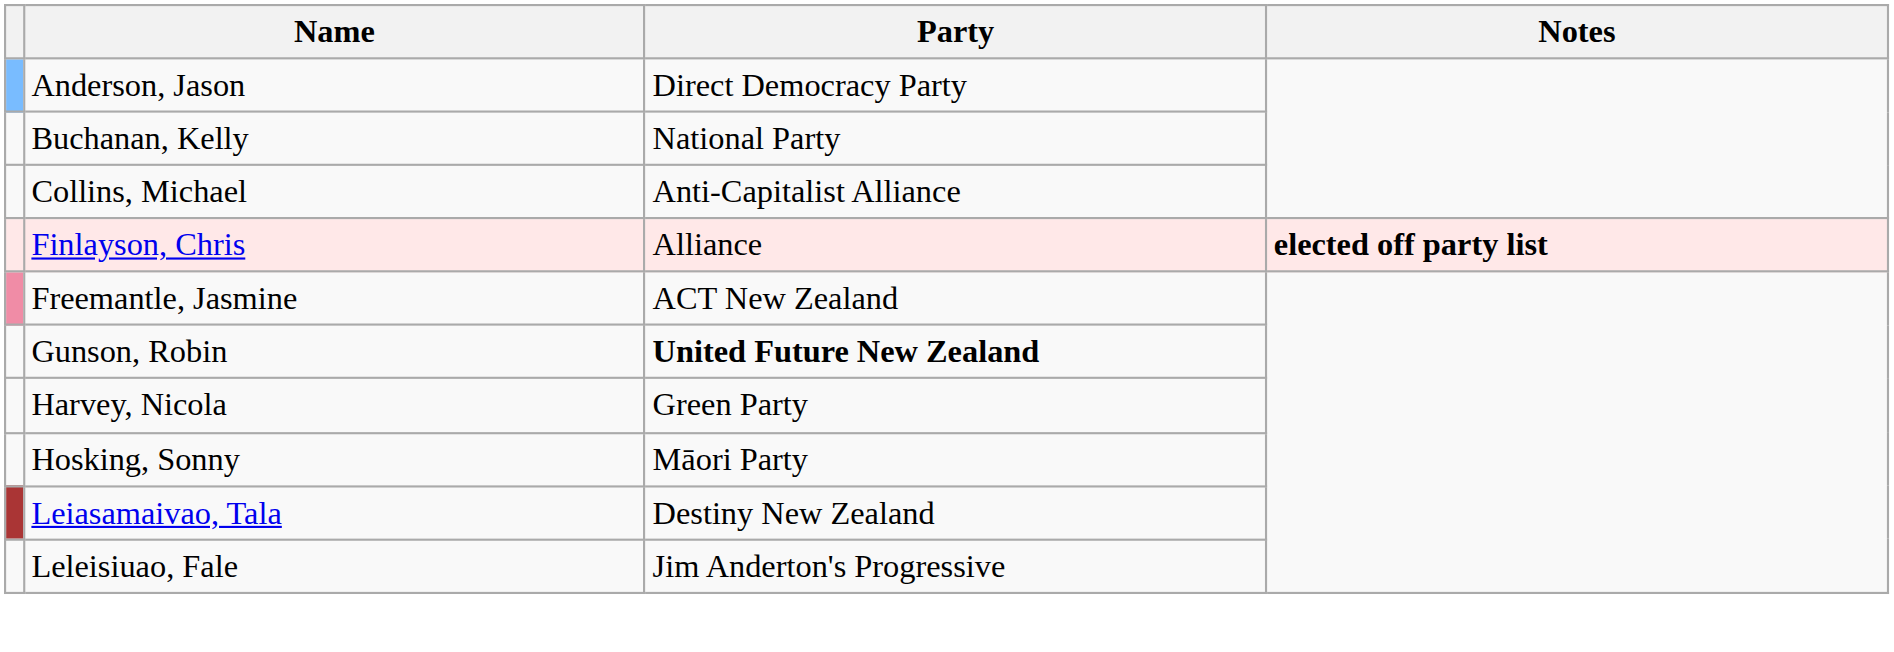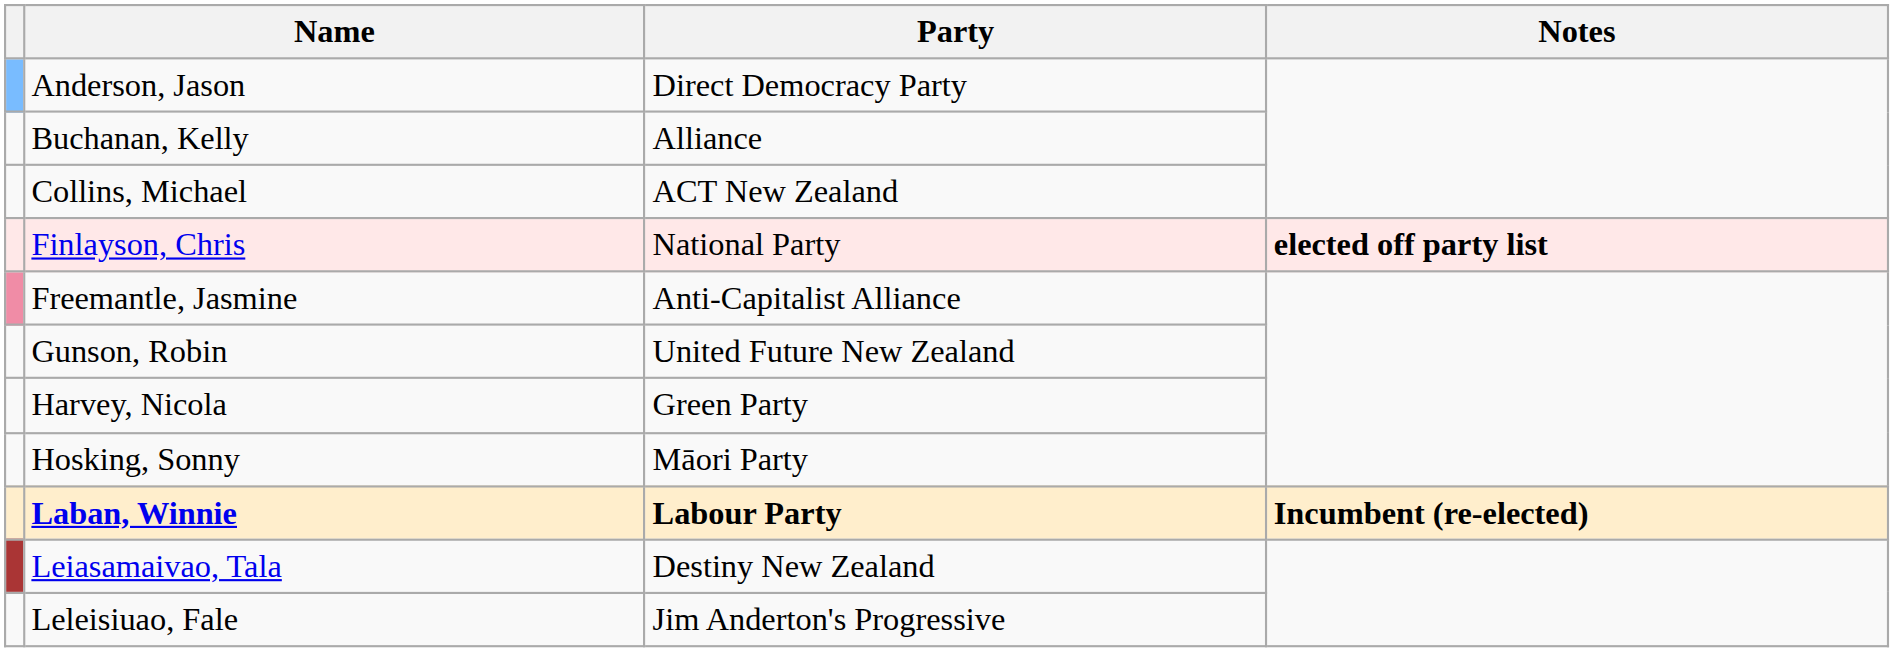(746, 138) National Party -> (707, 138) Alliance
(807, 191) Anti-Capitalist Alliance -> (775, 191) ACT New Zealand
(707, 244) Alliance -> (746, 244) National Party
(775, 298) ACT New Zealand -> (807, 298) Anti-Capitalist Alliance
(846, 351) bold -> (834, 351) normal
+ row: (134, 511)
